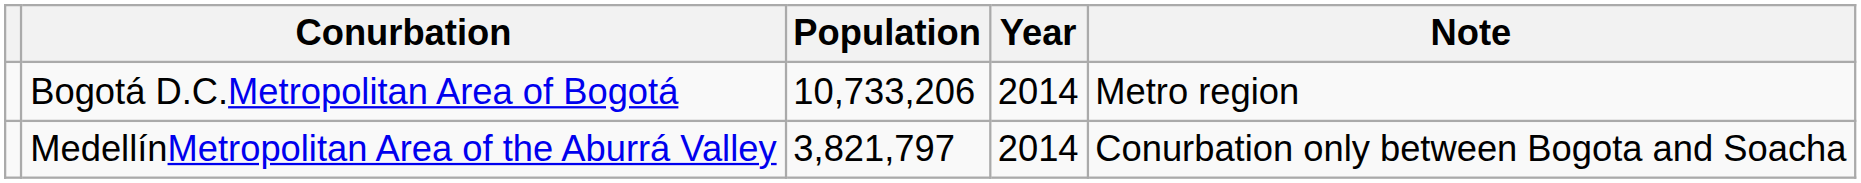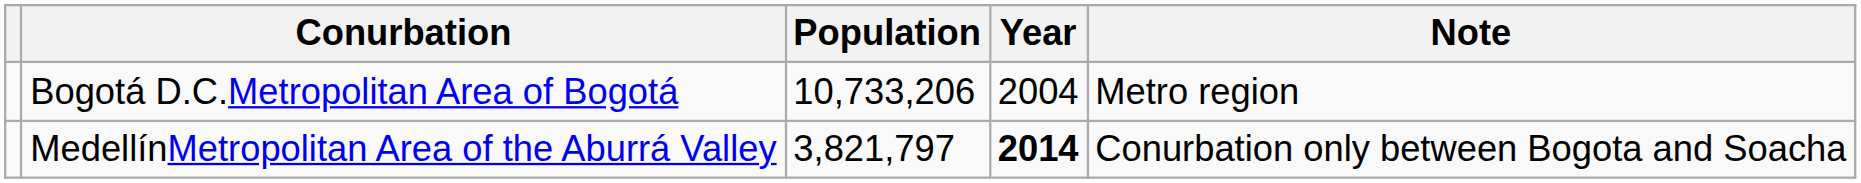(1038, 90) 2014 -> (1038, 90) 2004
(1038, 148) normal -> (1038, 148) bold
